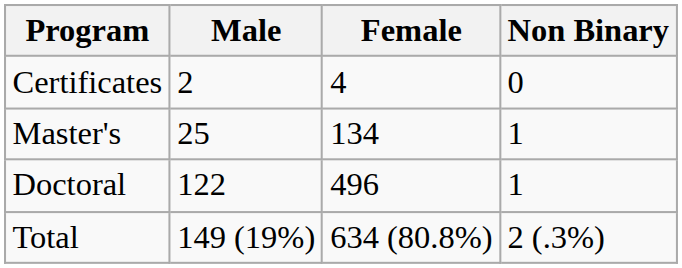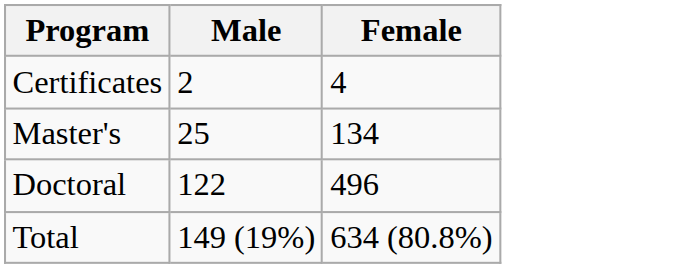- column: (588, 30)
